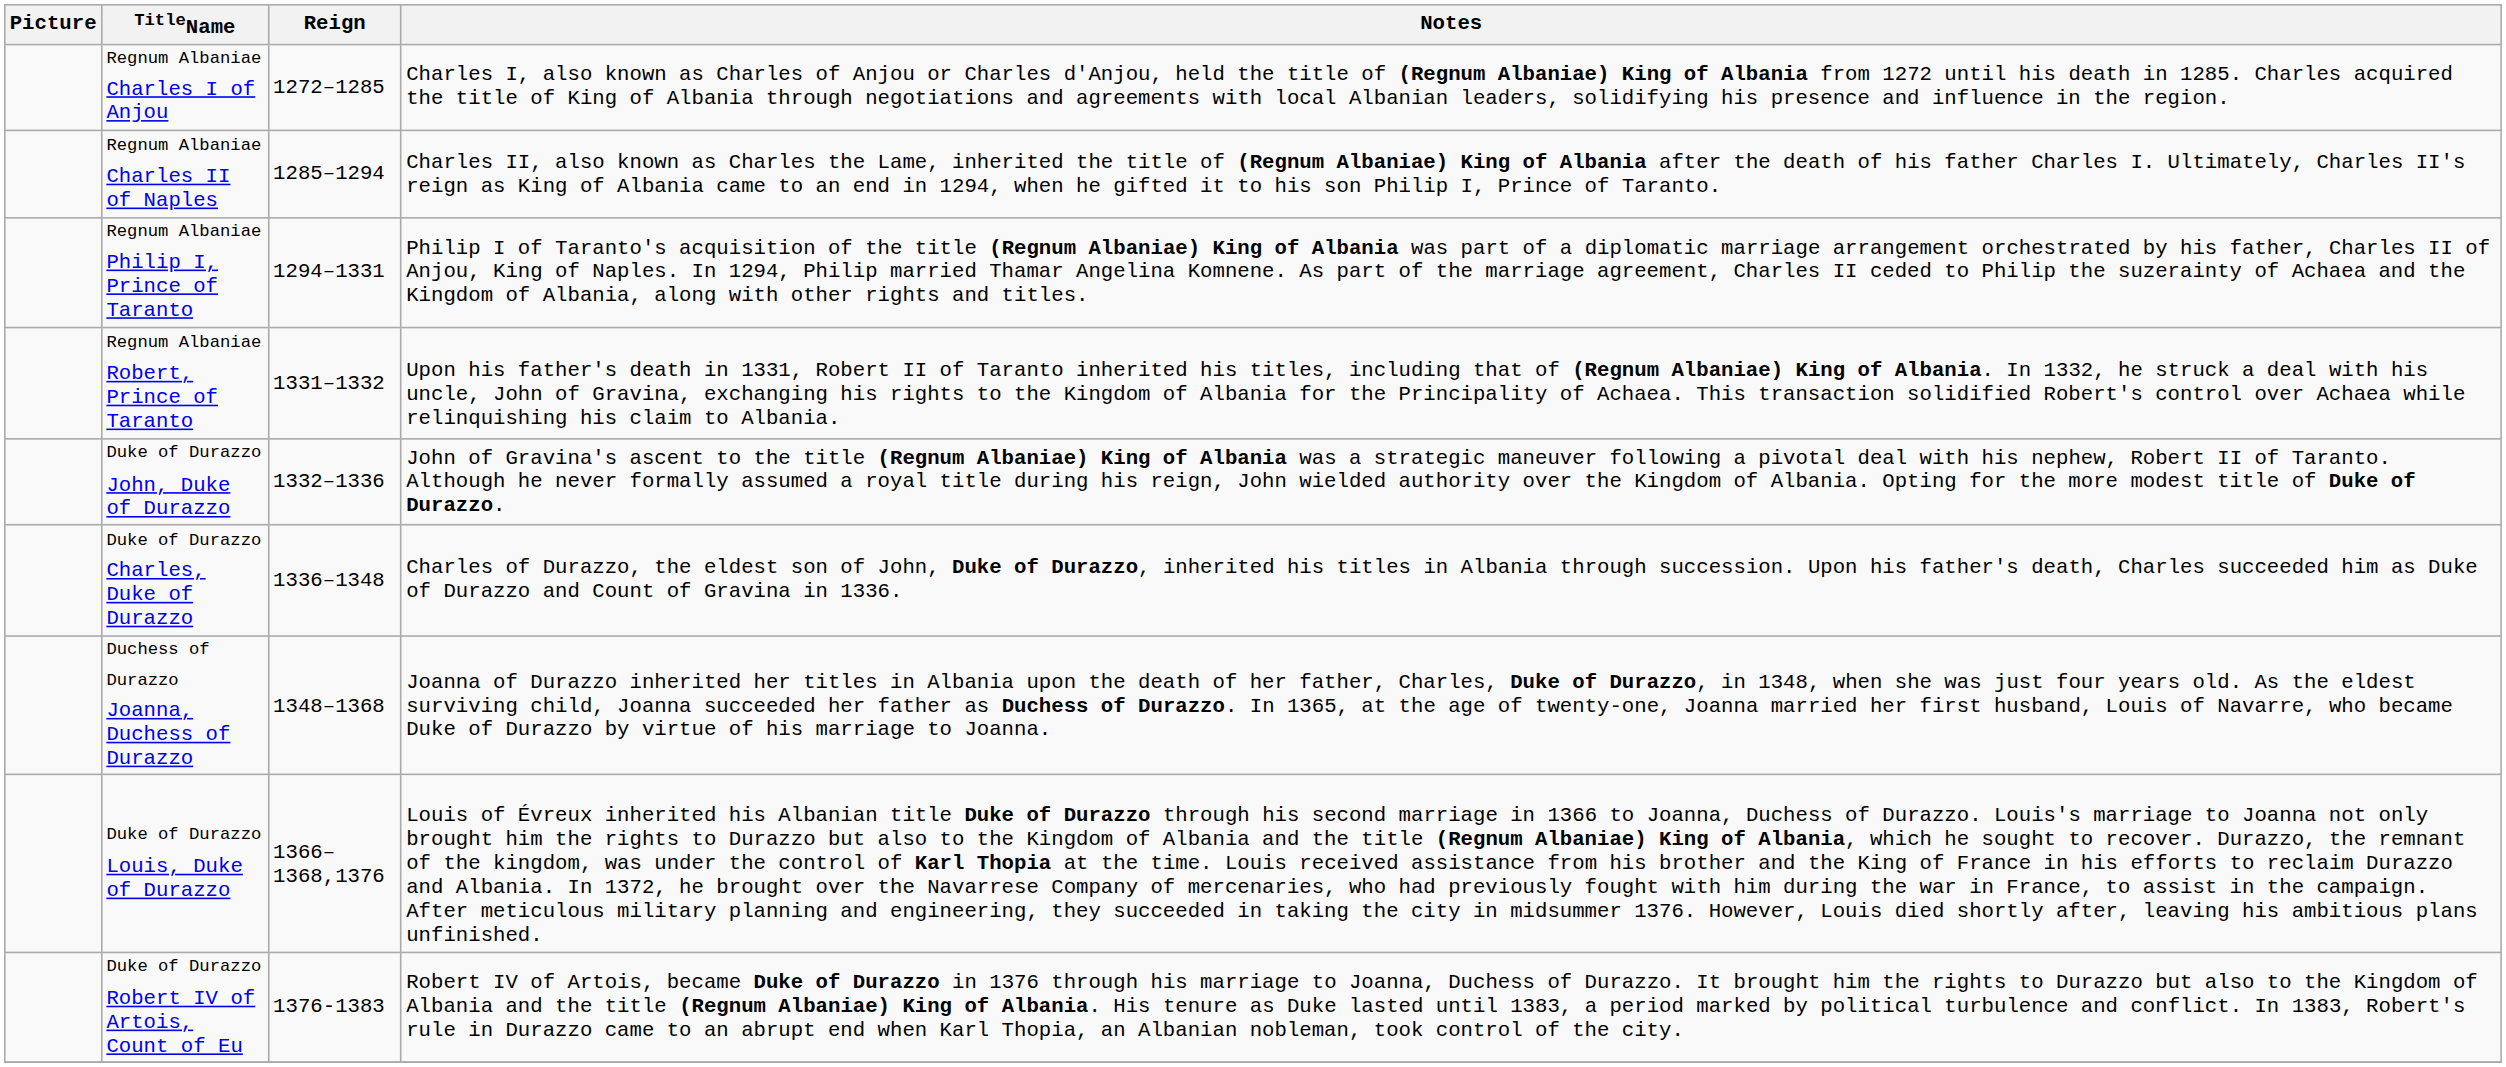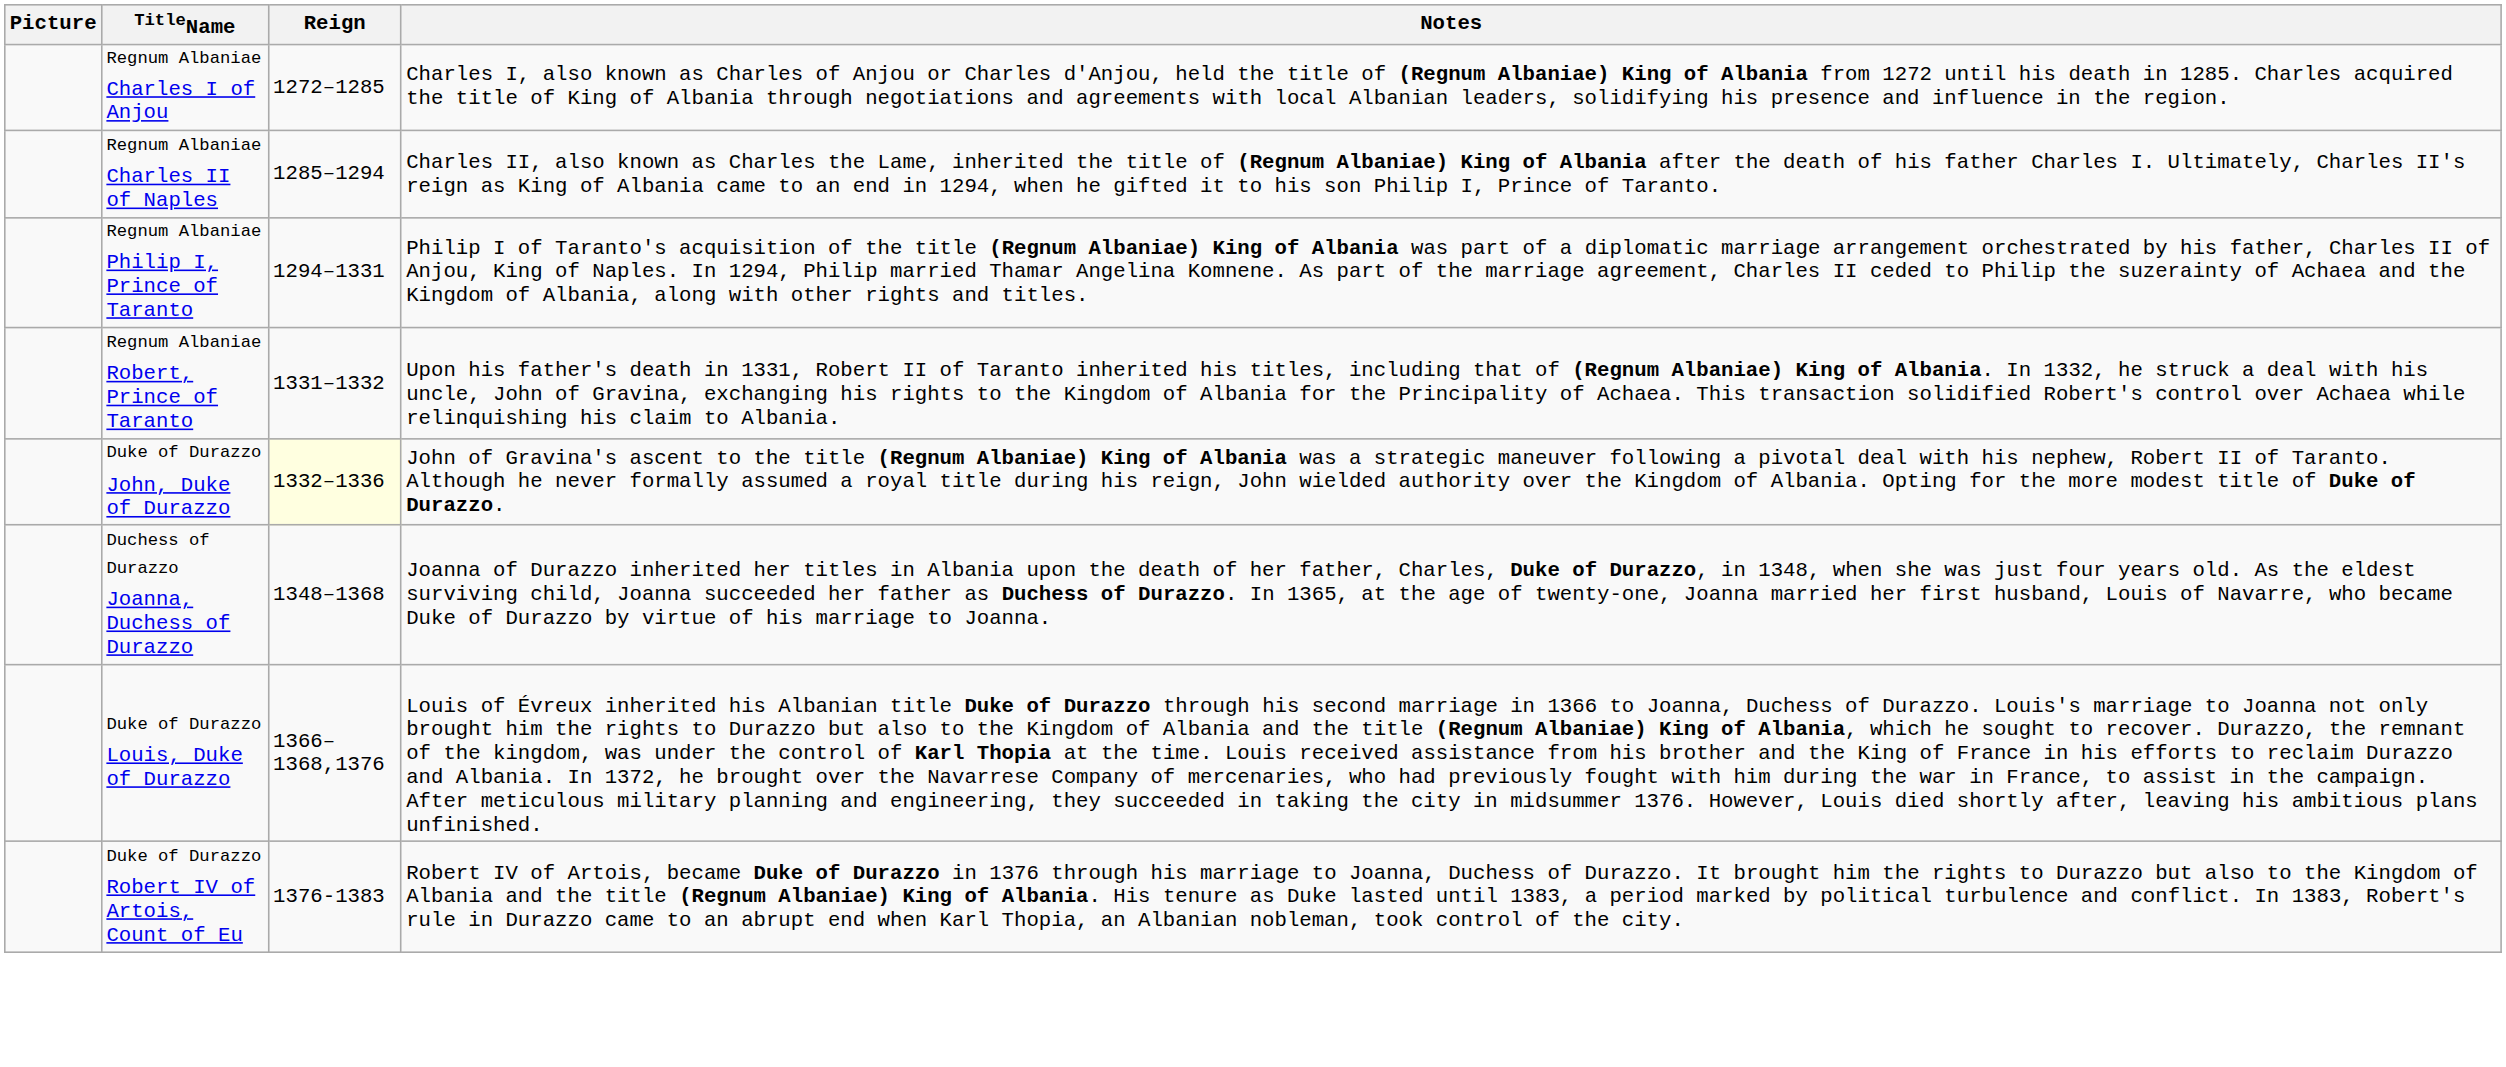(329, 482) no background -> (329, 482) lightyellow background
- row: (184, 580)
